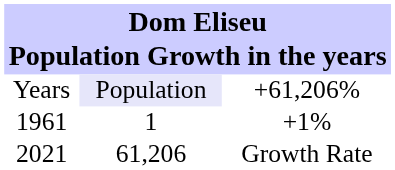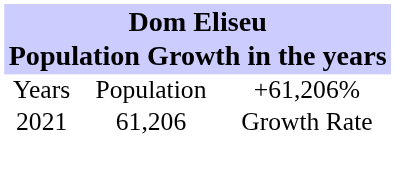(151, 90) lavender background -> (151, 90) no background
- row: (42, 122)
